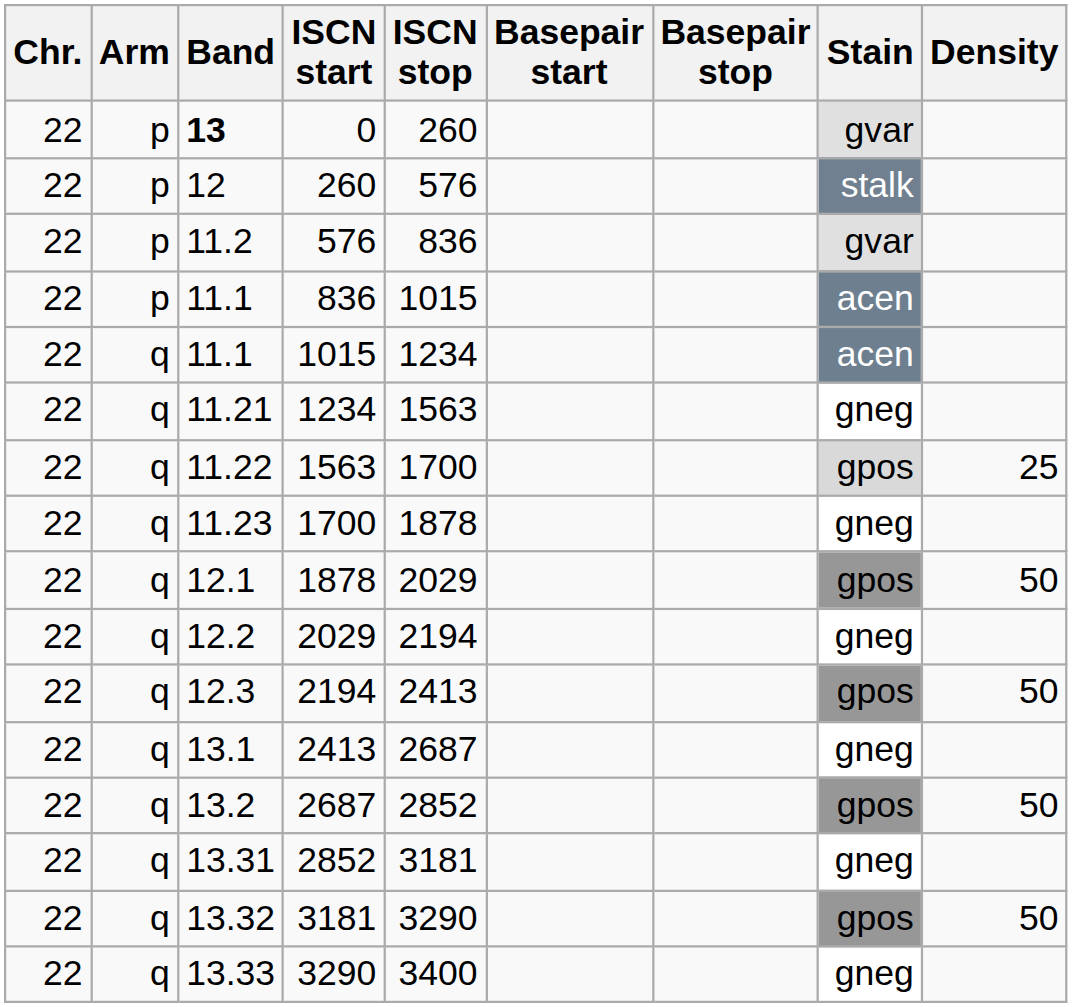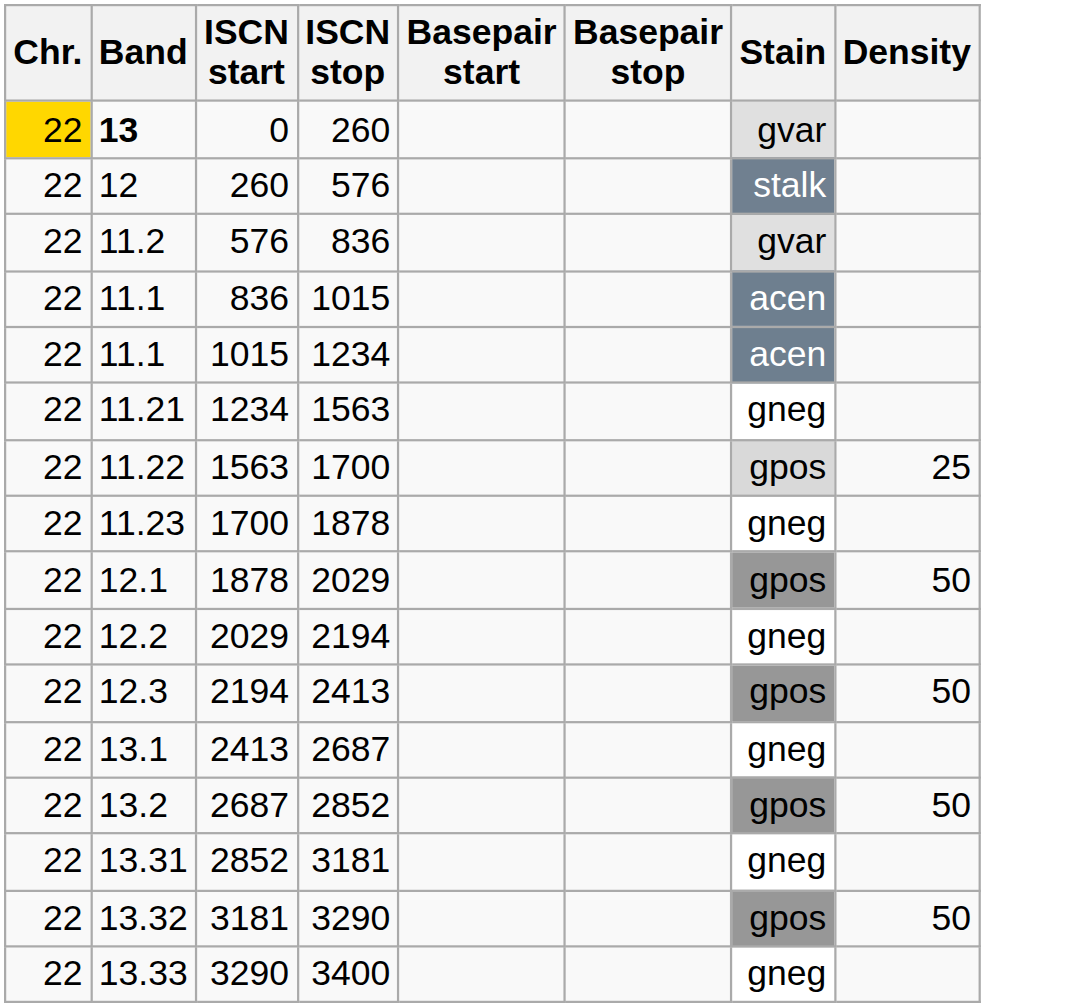- column: (134, 52)
(63, 128) no background -> (63, 128) gold background
